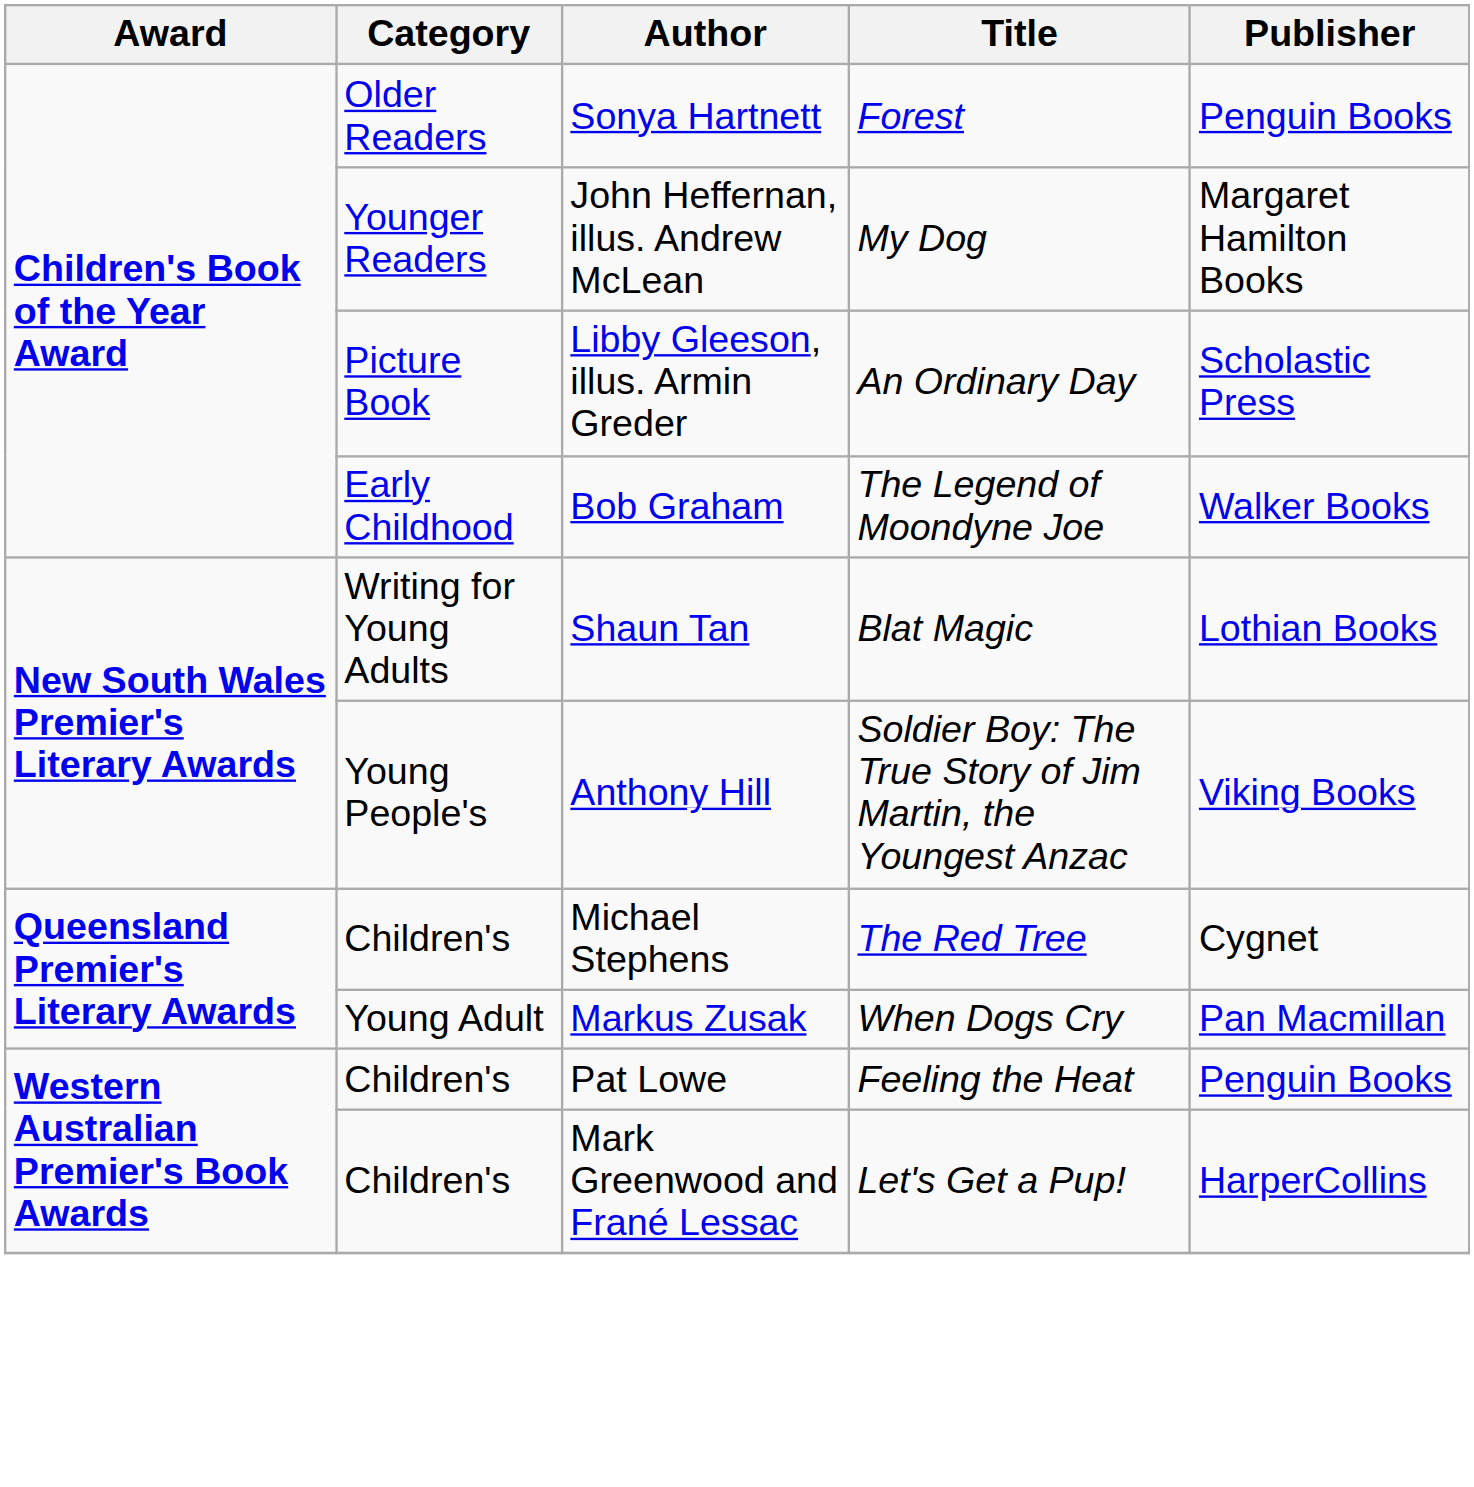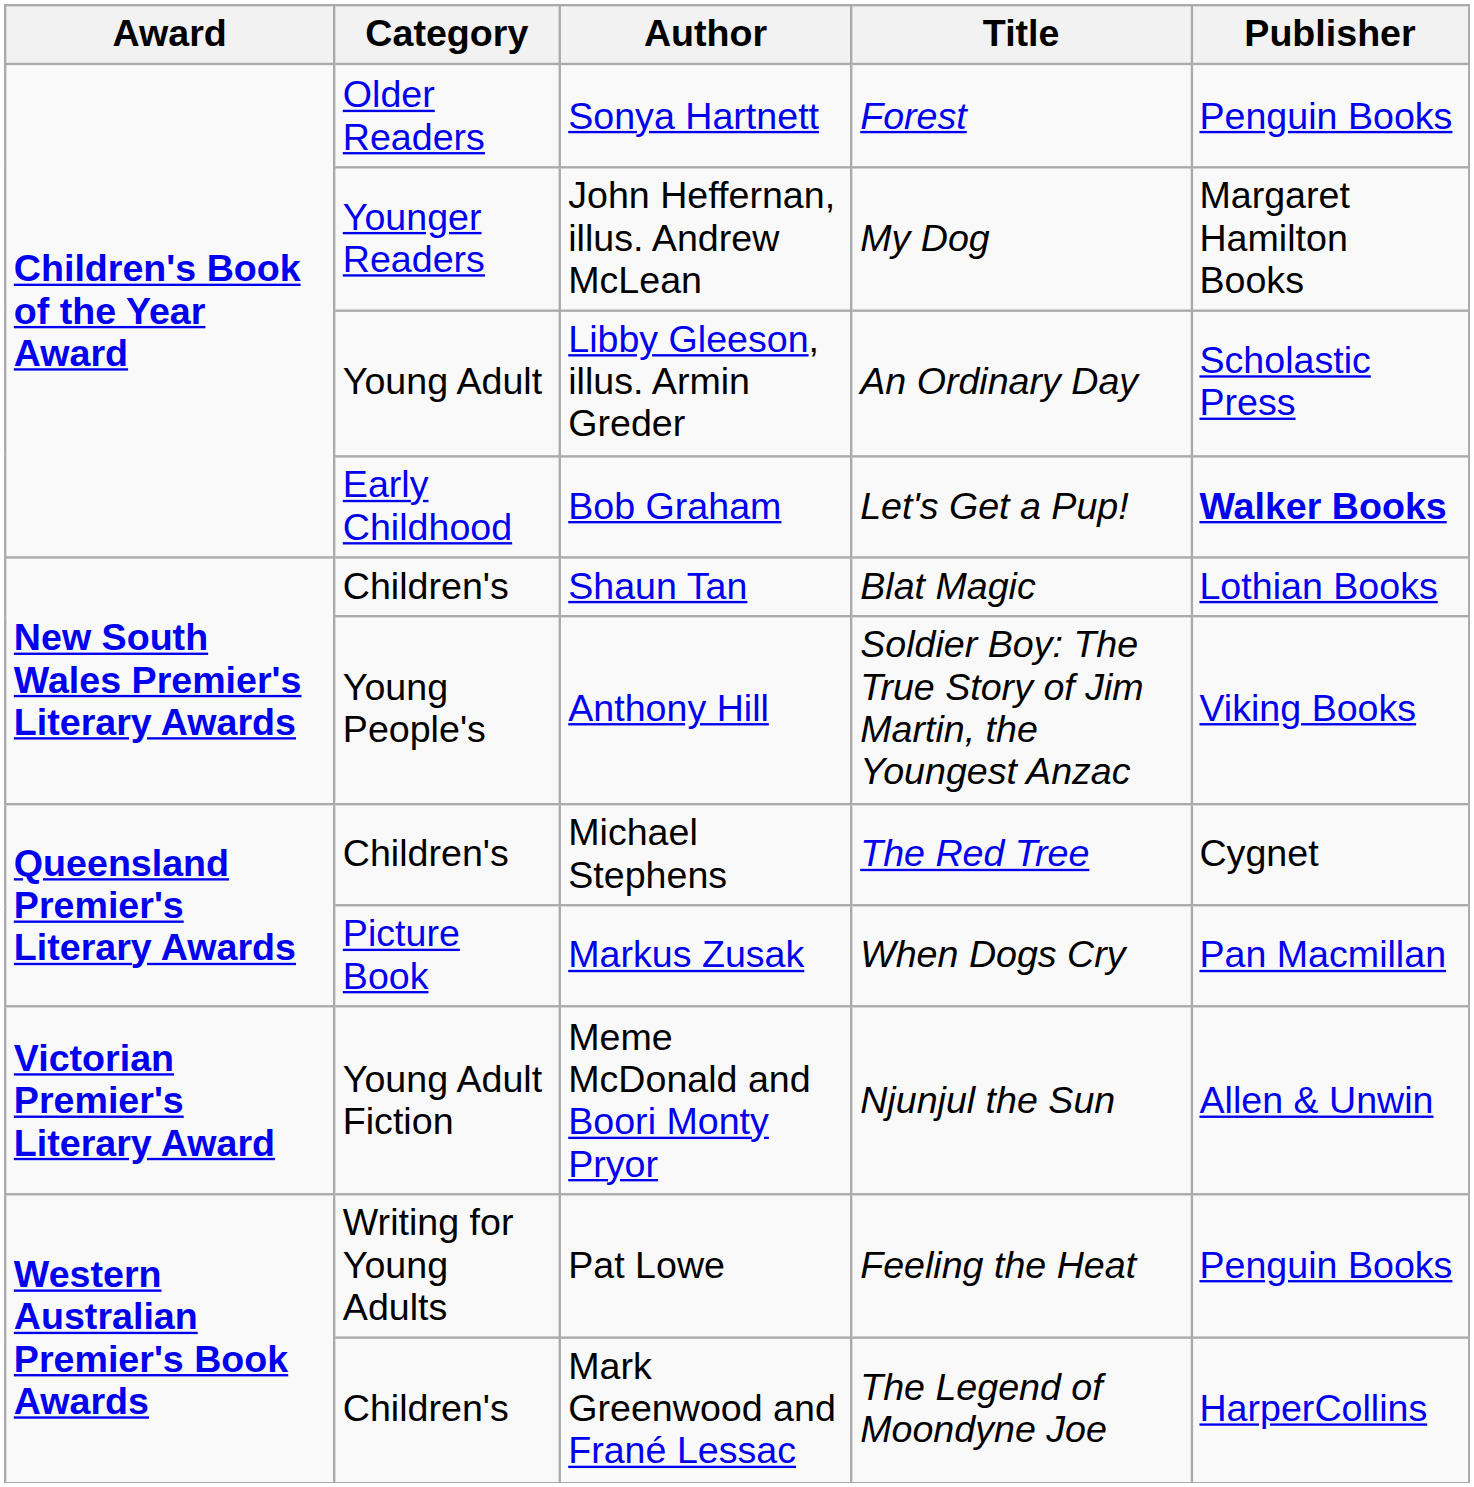(403, 382) Picture Book -> (442, 382) Young Adult
(981, 505) The Legend of Moondyne Joe -> (994, 505) Let's Get a Pup!
(1314, 505) normal -> (1323, 505) bold
(430, 628) Writing for Young Adults -> (426, 586) Children's
(444, 1018) Young Adult -> (401, 955) Picture Book
+ row: (689, 1099)
(427, 1078) Children's -> (428, 1265) Writing for Young Adults
(992, 1180) Let's Get a Pup! -> (984, 1409) The Legend of Moondyne Joe
